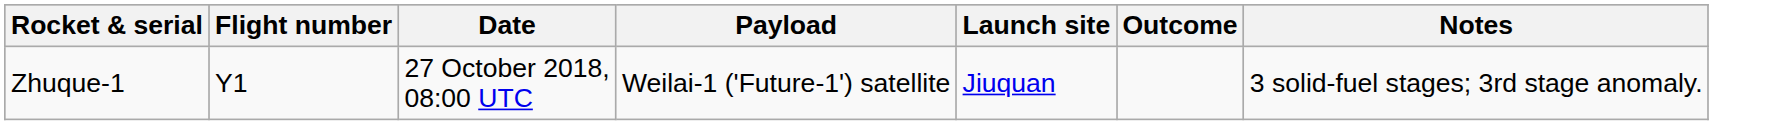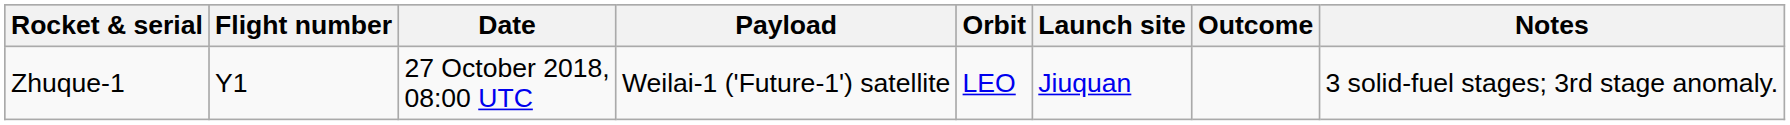+ column: (994, 25)
